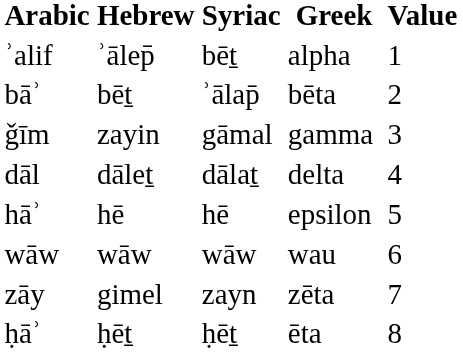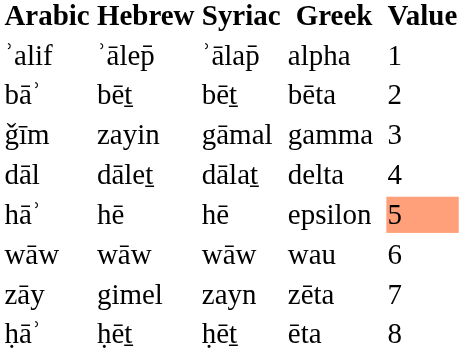(219, 55) bēṯ -> (231, 55) ʾālap̄
(231, 94) ʾālap̄ -> (219, 94) bēṯ
(395, 214) no background -> (395, 214) lightsalmon background
